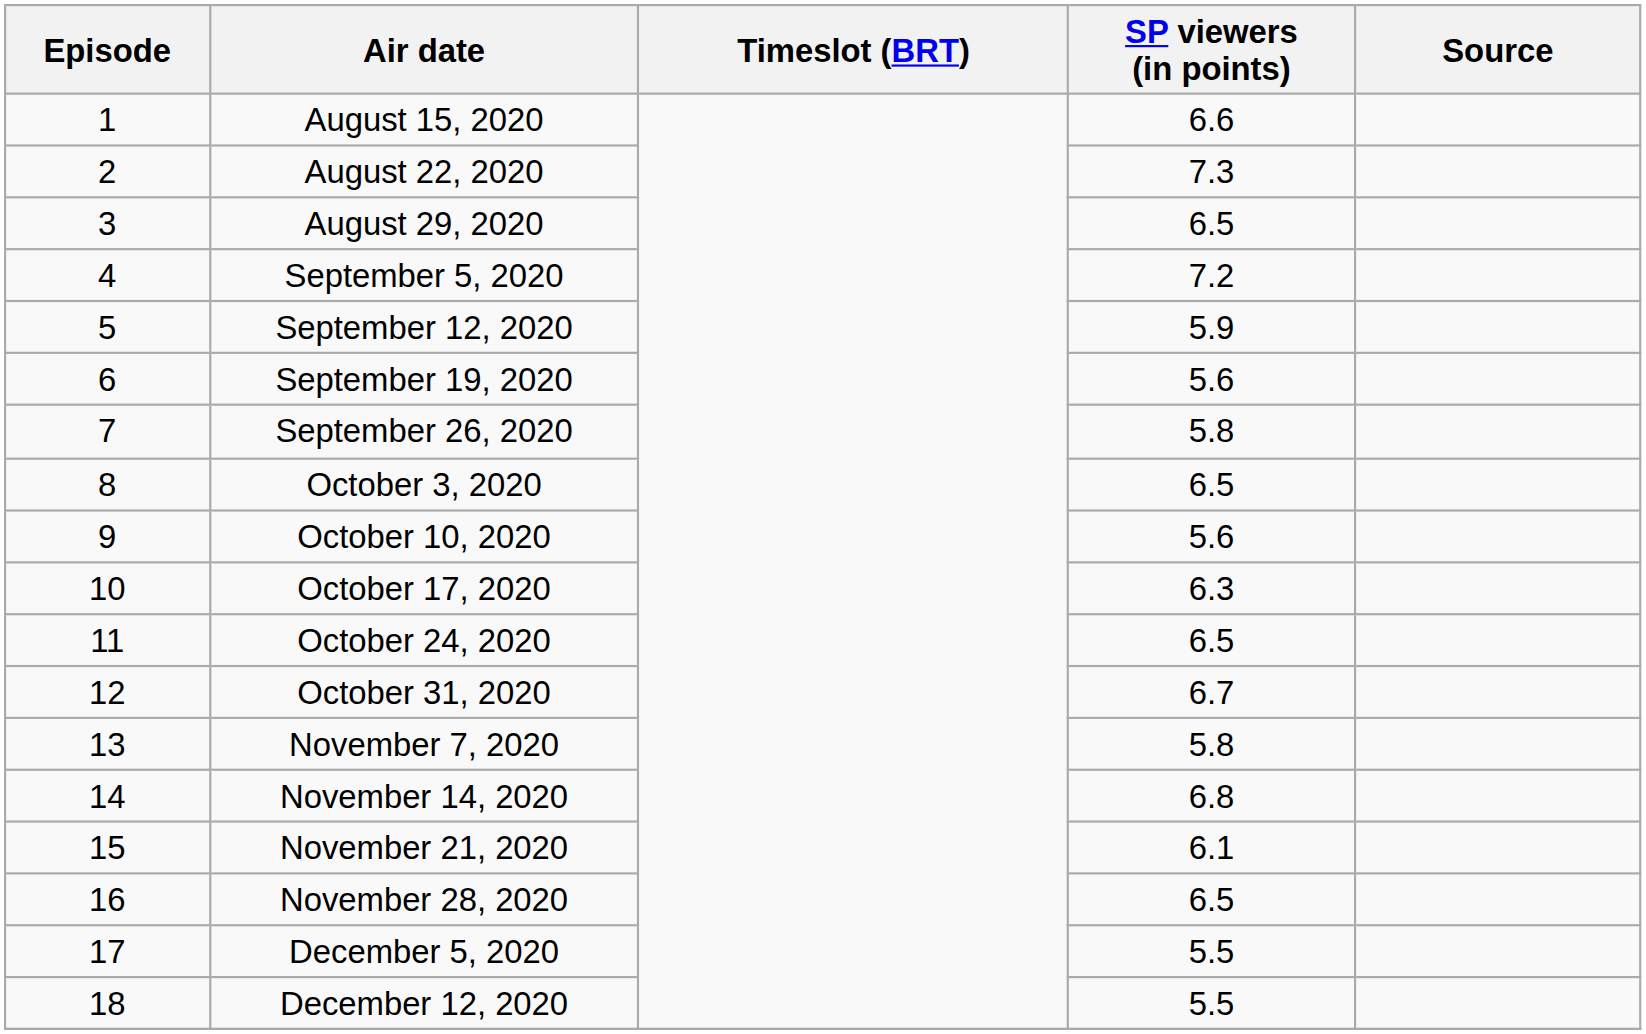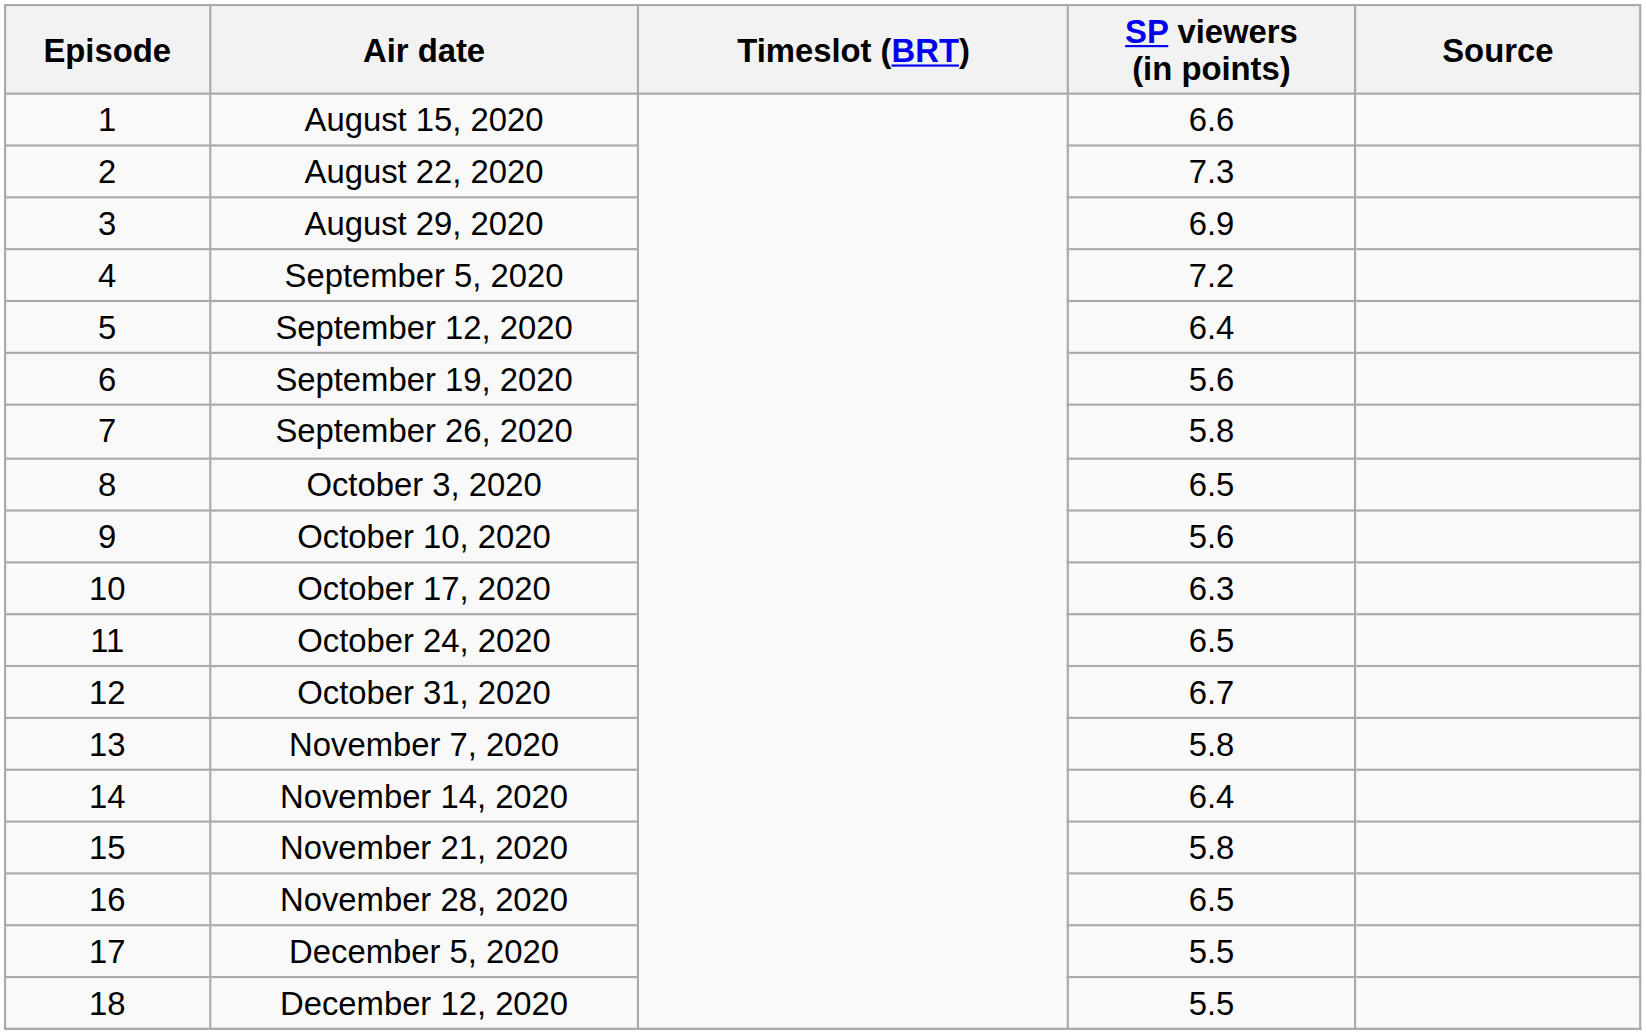(1211, 224) 6.5 -> (1211, 224) 6.9
(1211, 328) 5.9 -> (1211, 328) 6.4
(1211, 796) 6.8 -> (1211, 796) 6.4
(1211, 848) 6.1 -> (1211, 848) 5.8
